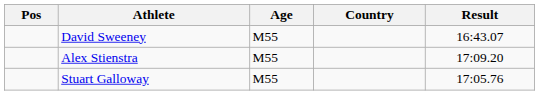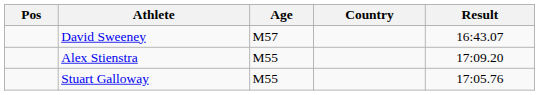(265, 36) M55 -> (265, 36) M57
